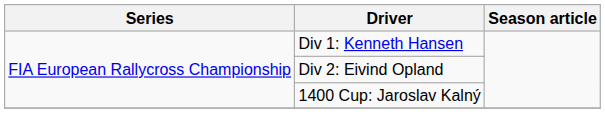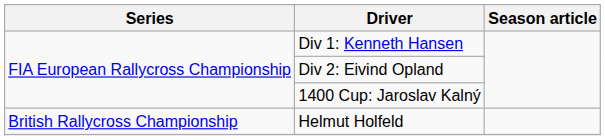+ row: (351, 121)
